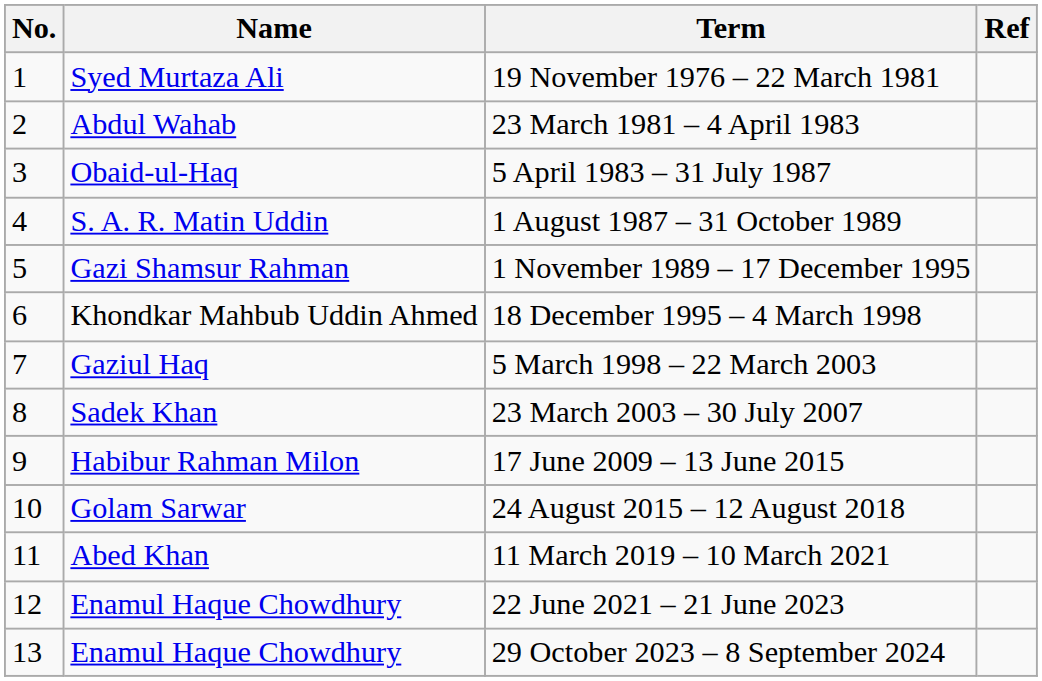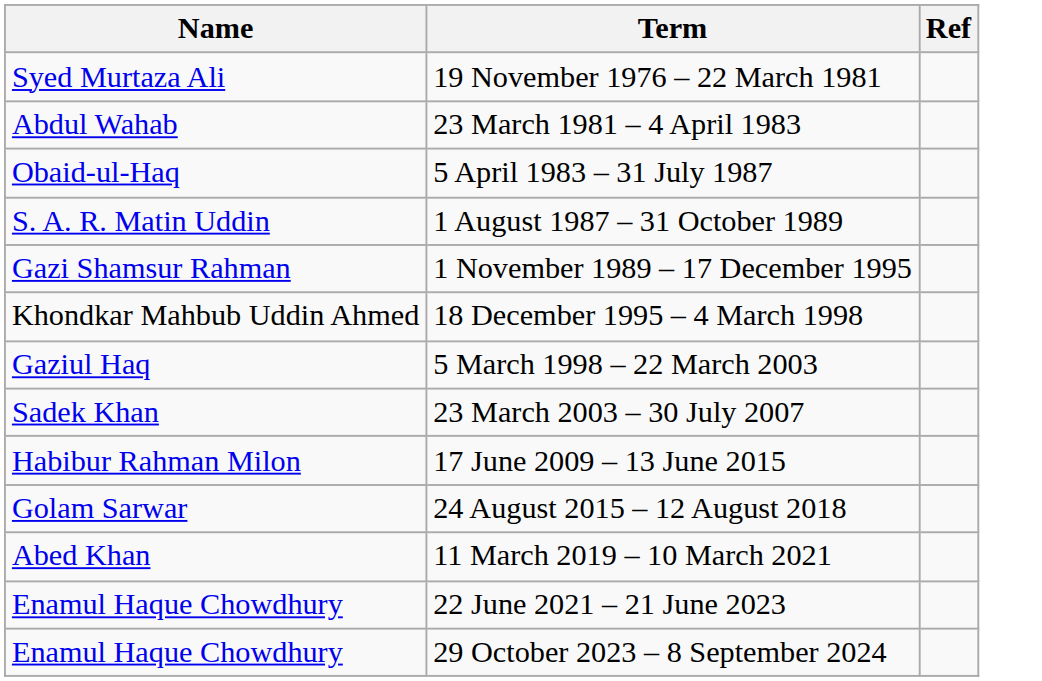- column: (34, 28)
